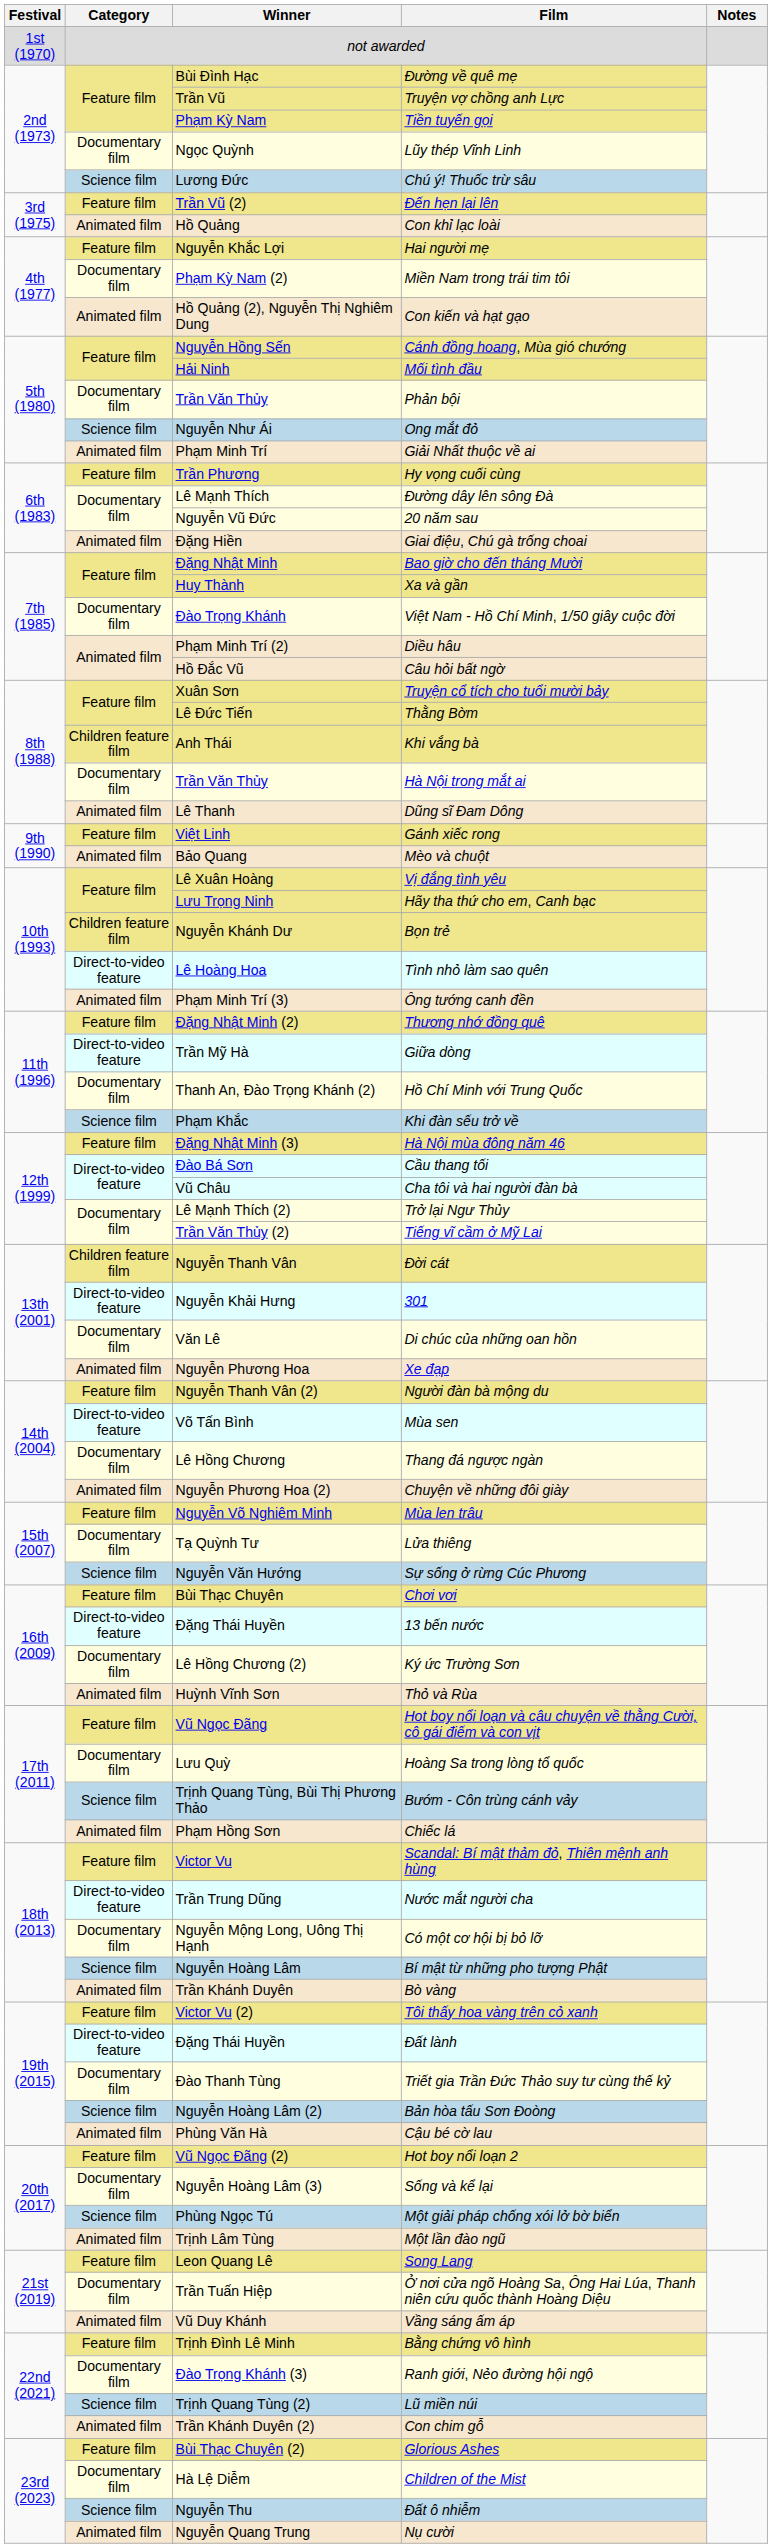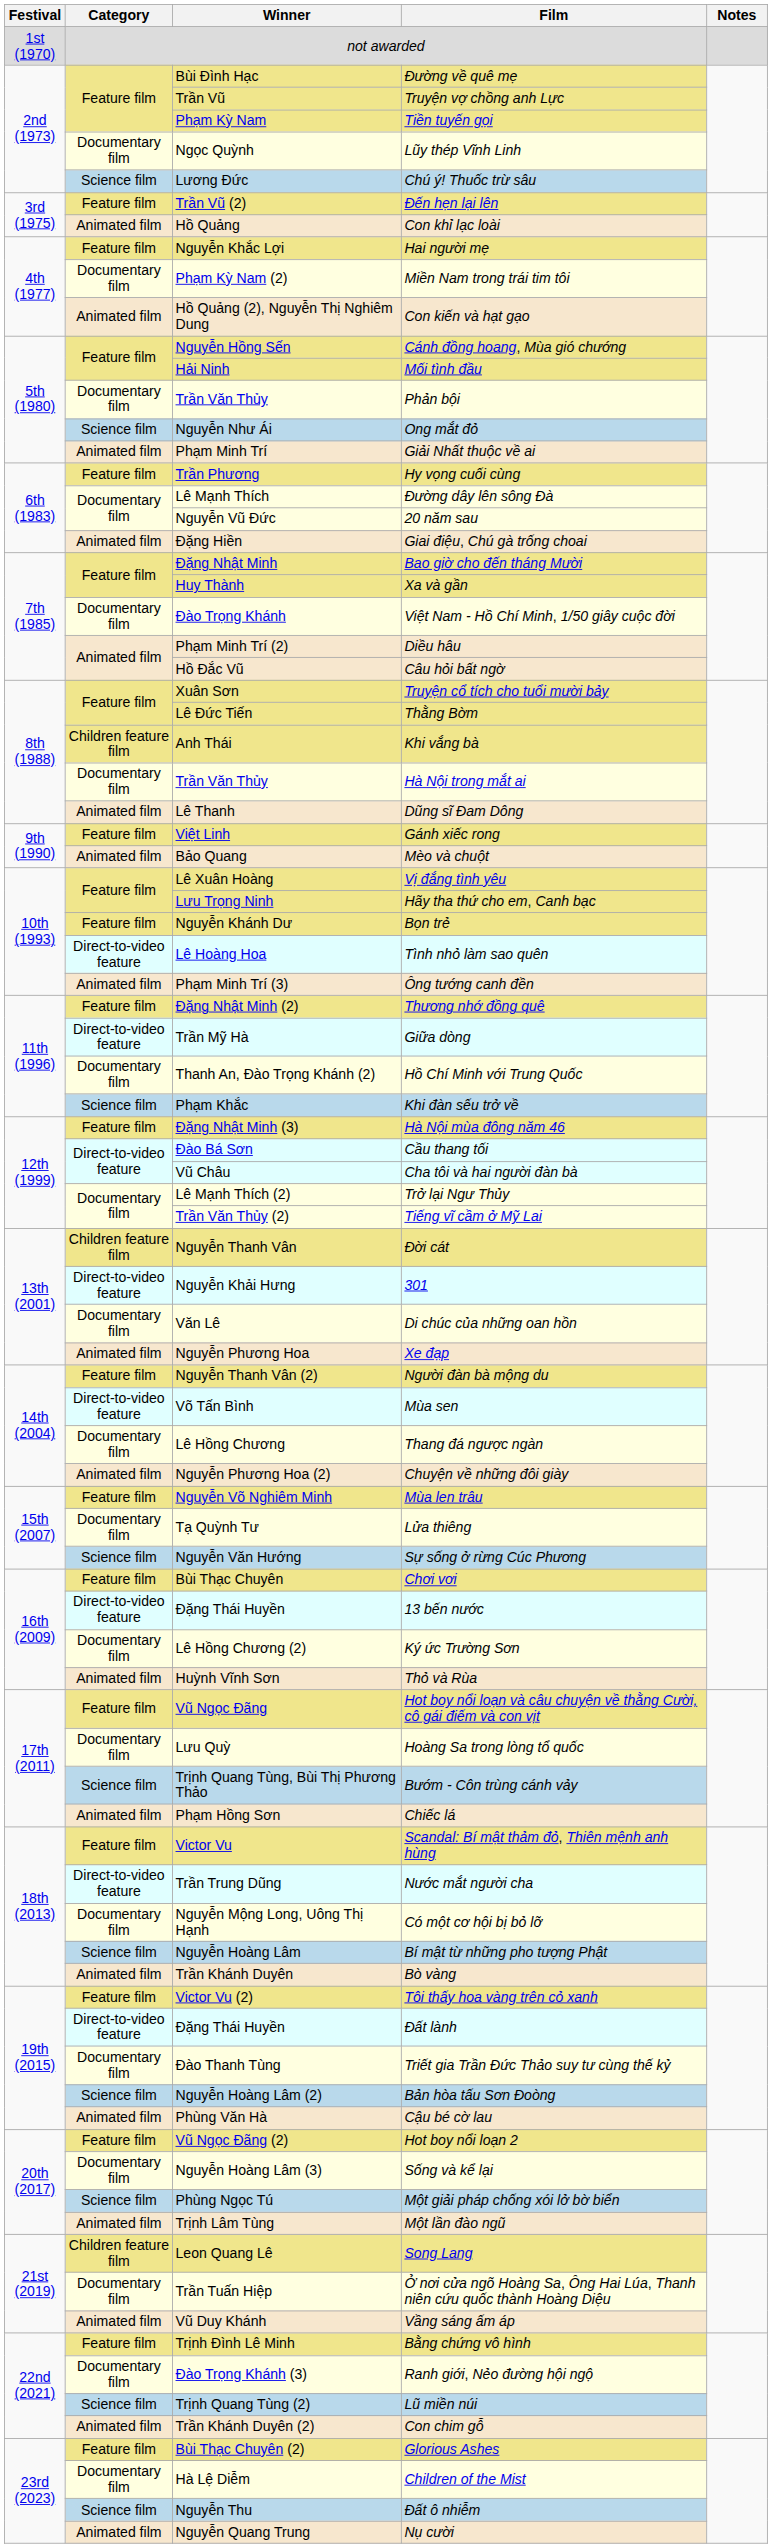(119, 931) Children feature film -> (119, 923) Feature film
(119, 2261) Feature film -> (119, 2253) Children feature film
